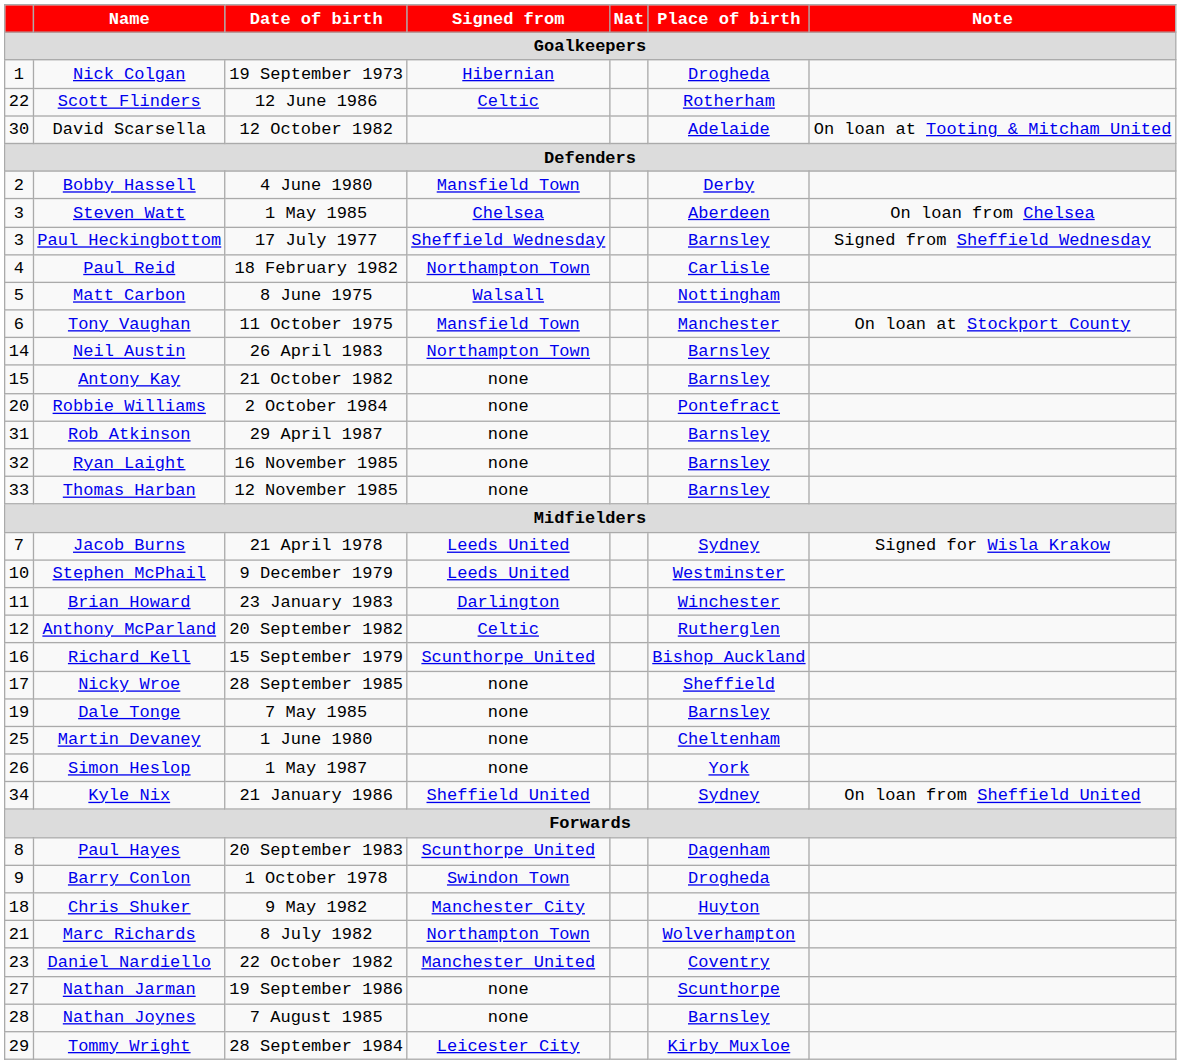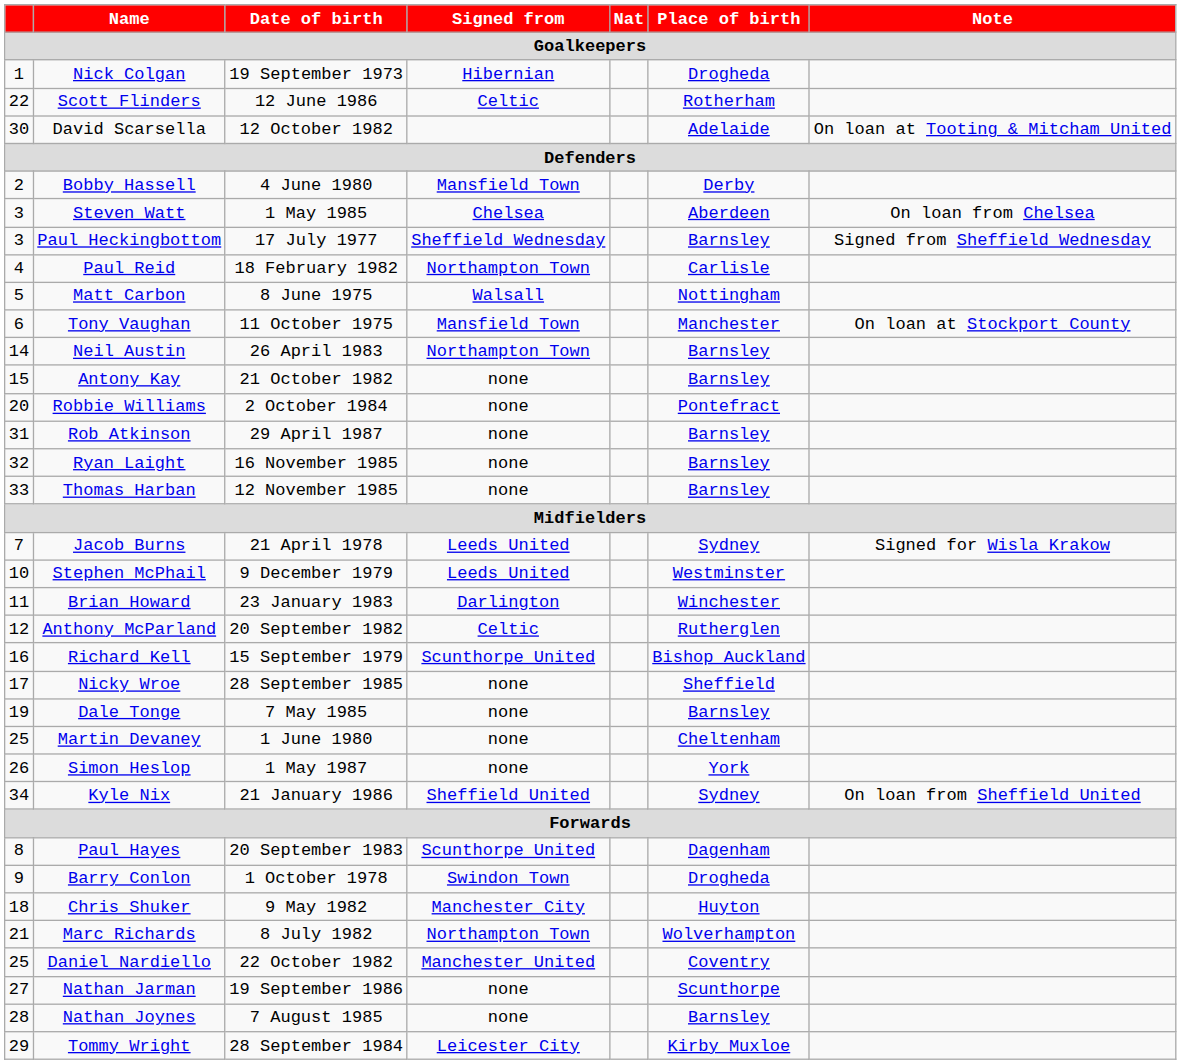(19, 962) 23 -> (19, 962) 25
